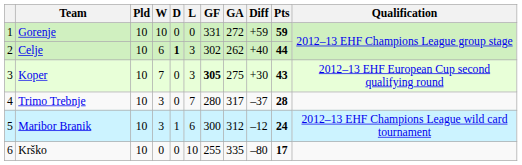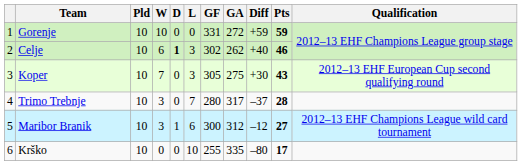(282, 50) 44 -> (282, 50) 46
(212, 75) bold -> (212, 75) normal
(282, 126) 24 -> (282, 126) 27
